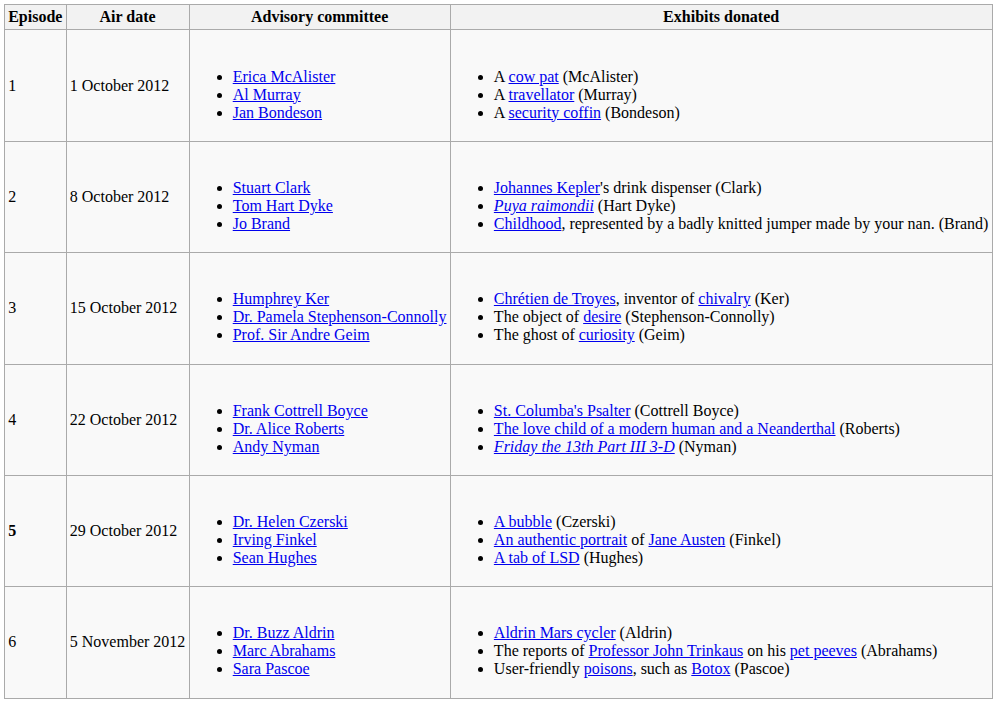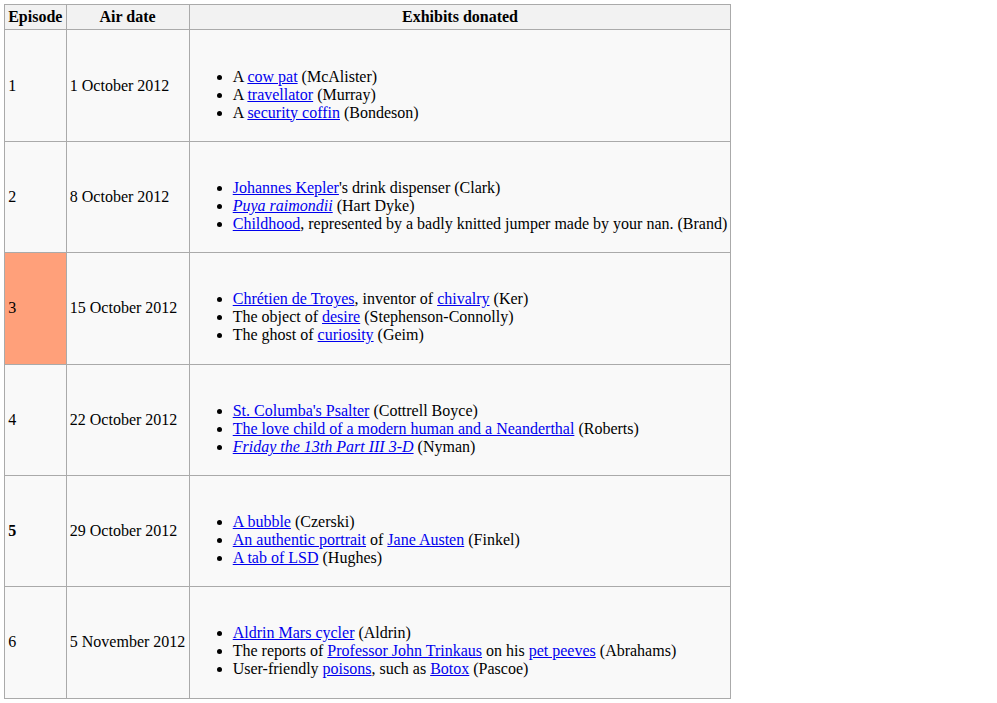- column: (320, 17)
(12, 308) no background -> (12, 308) lightsalmon background
